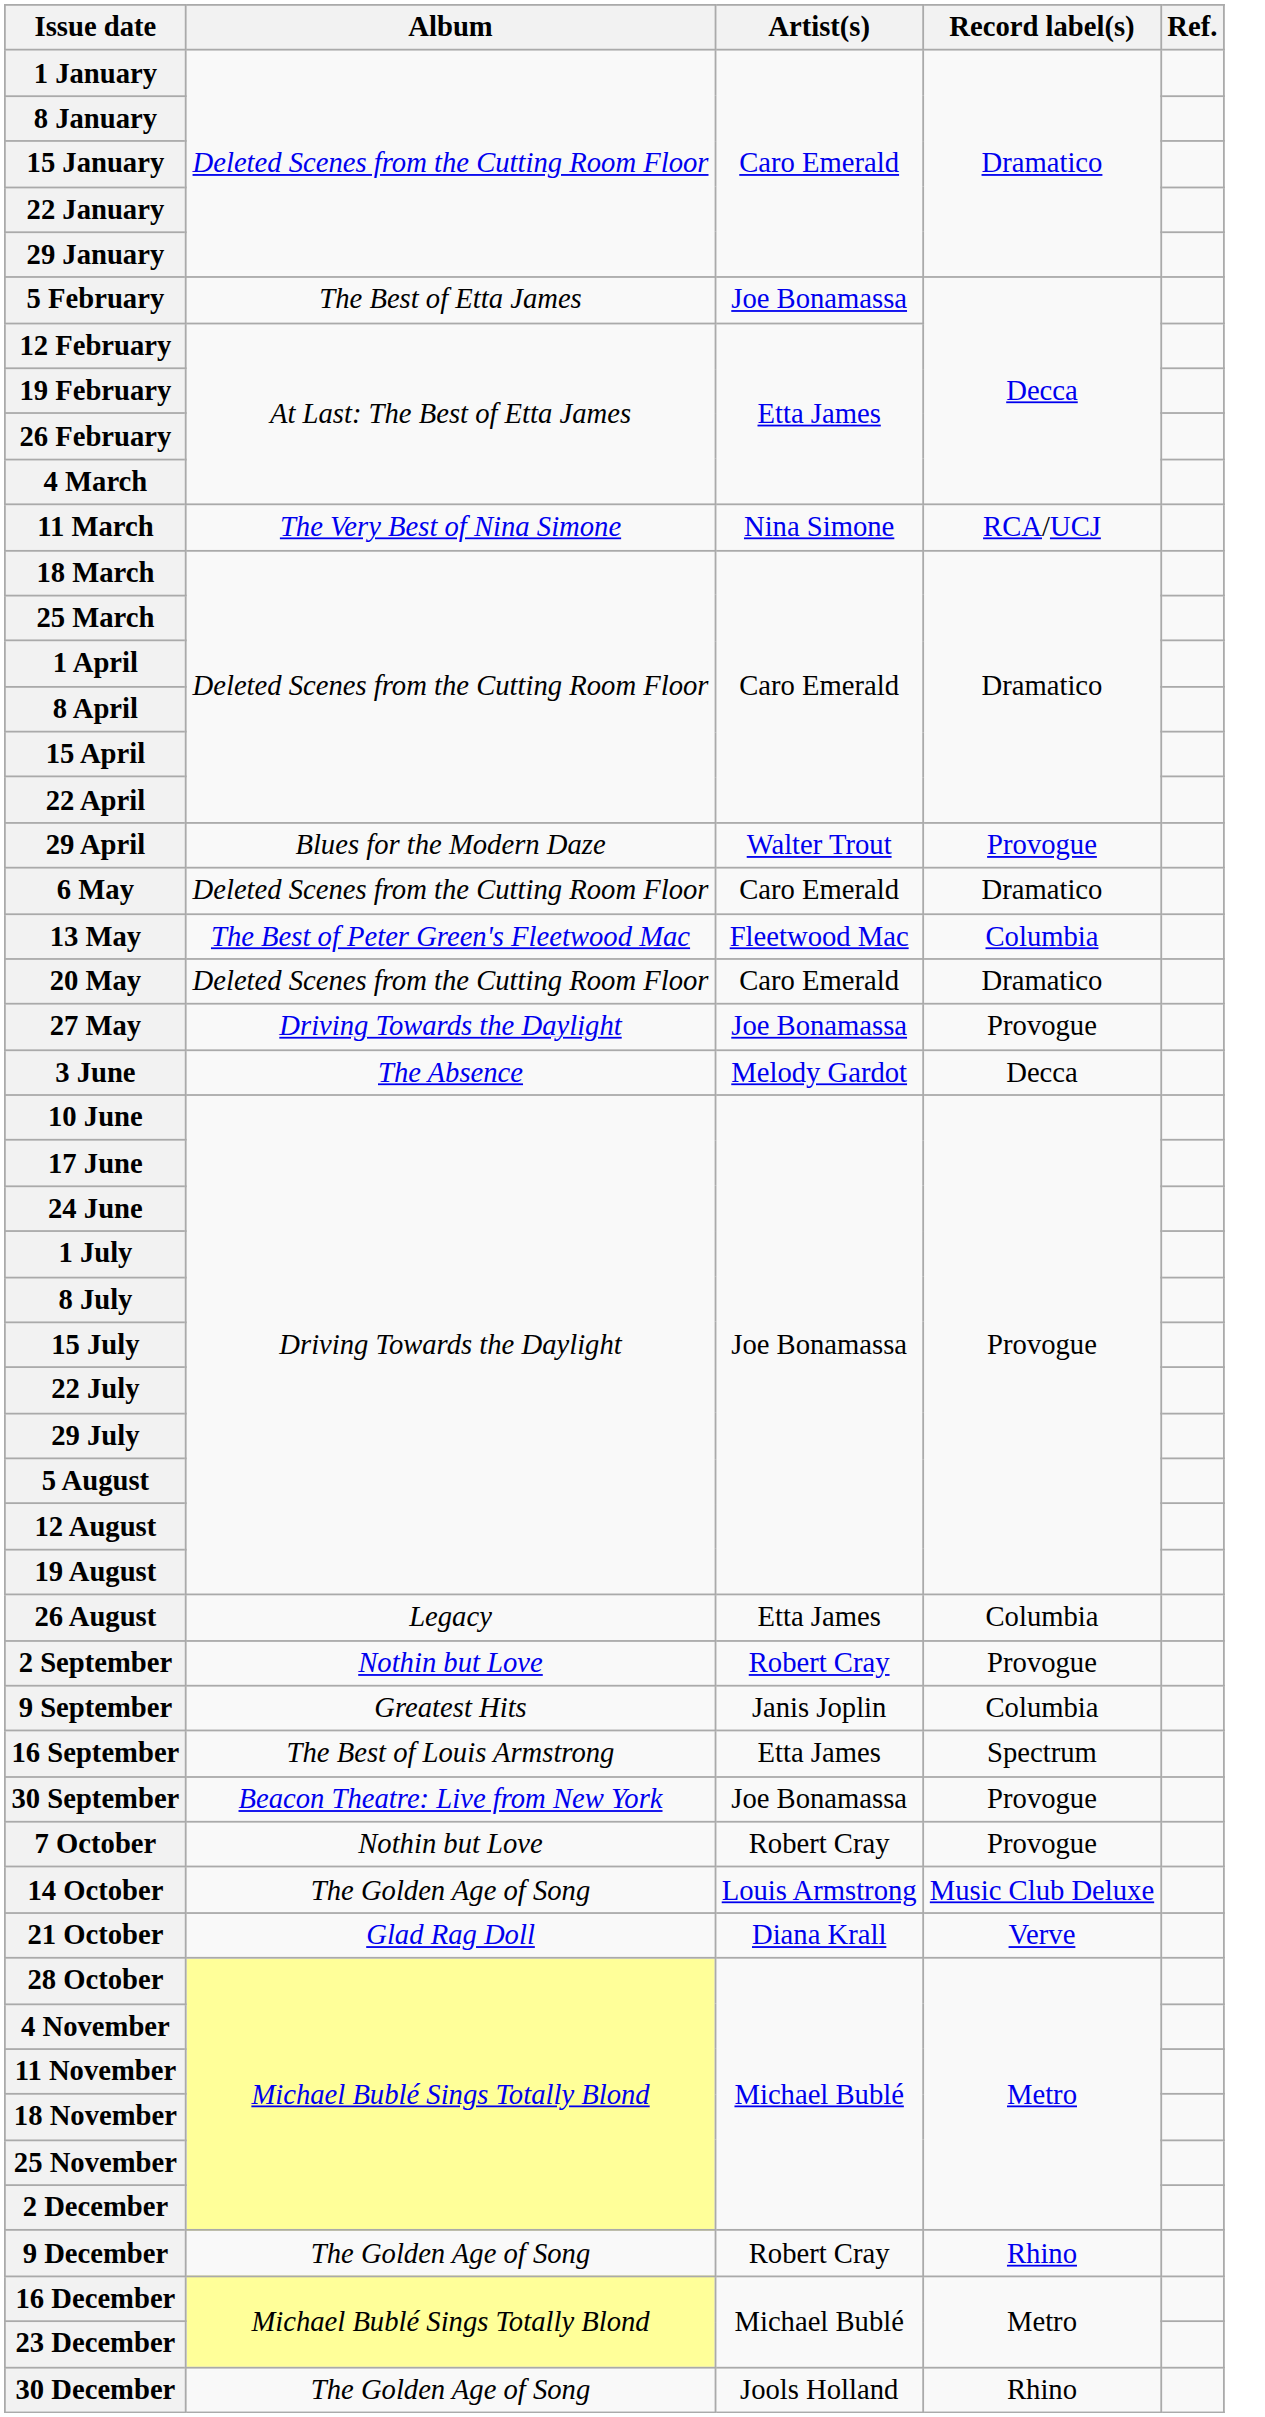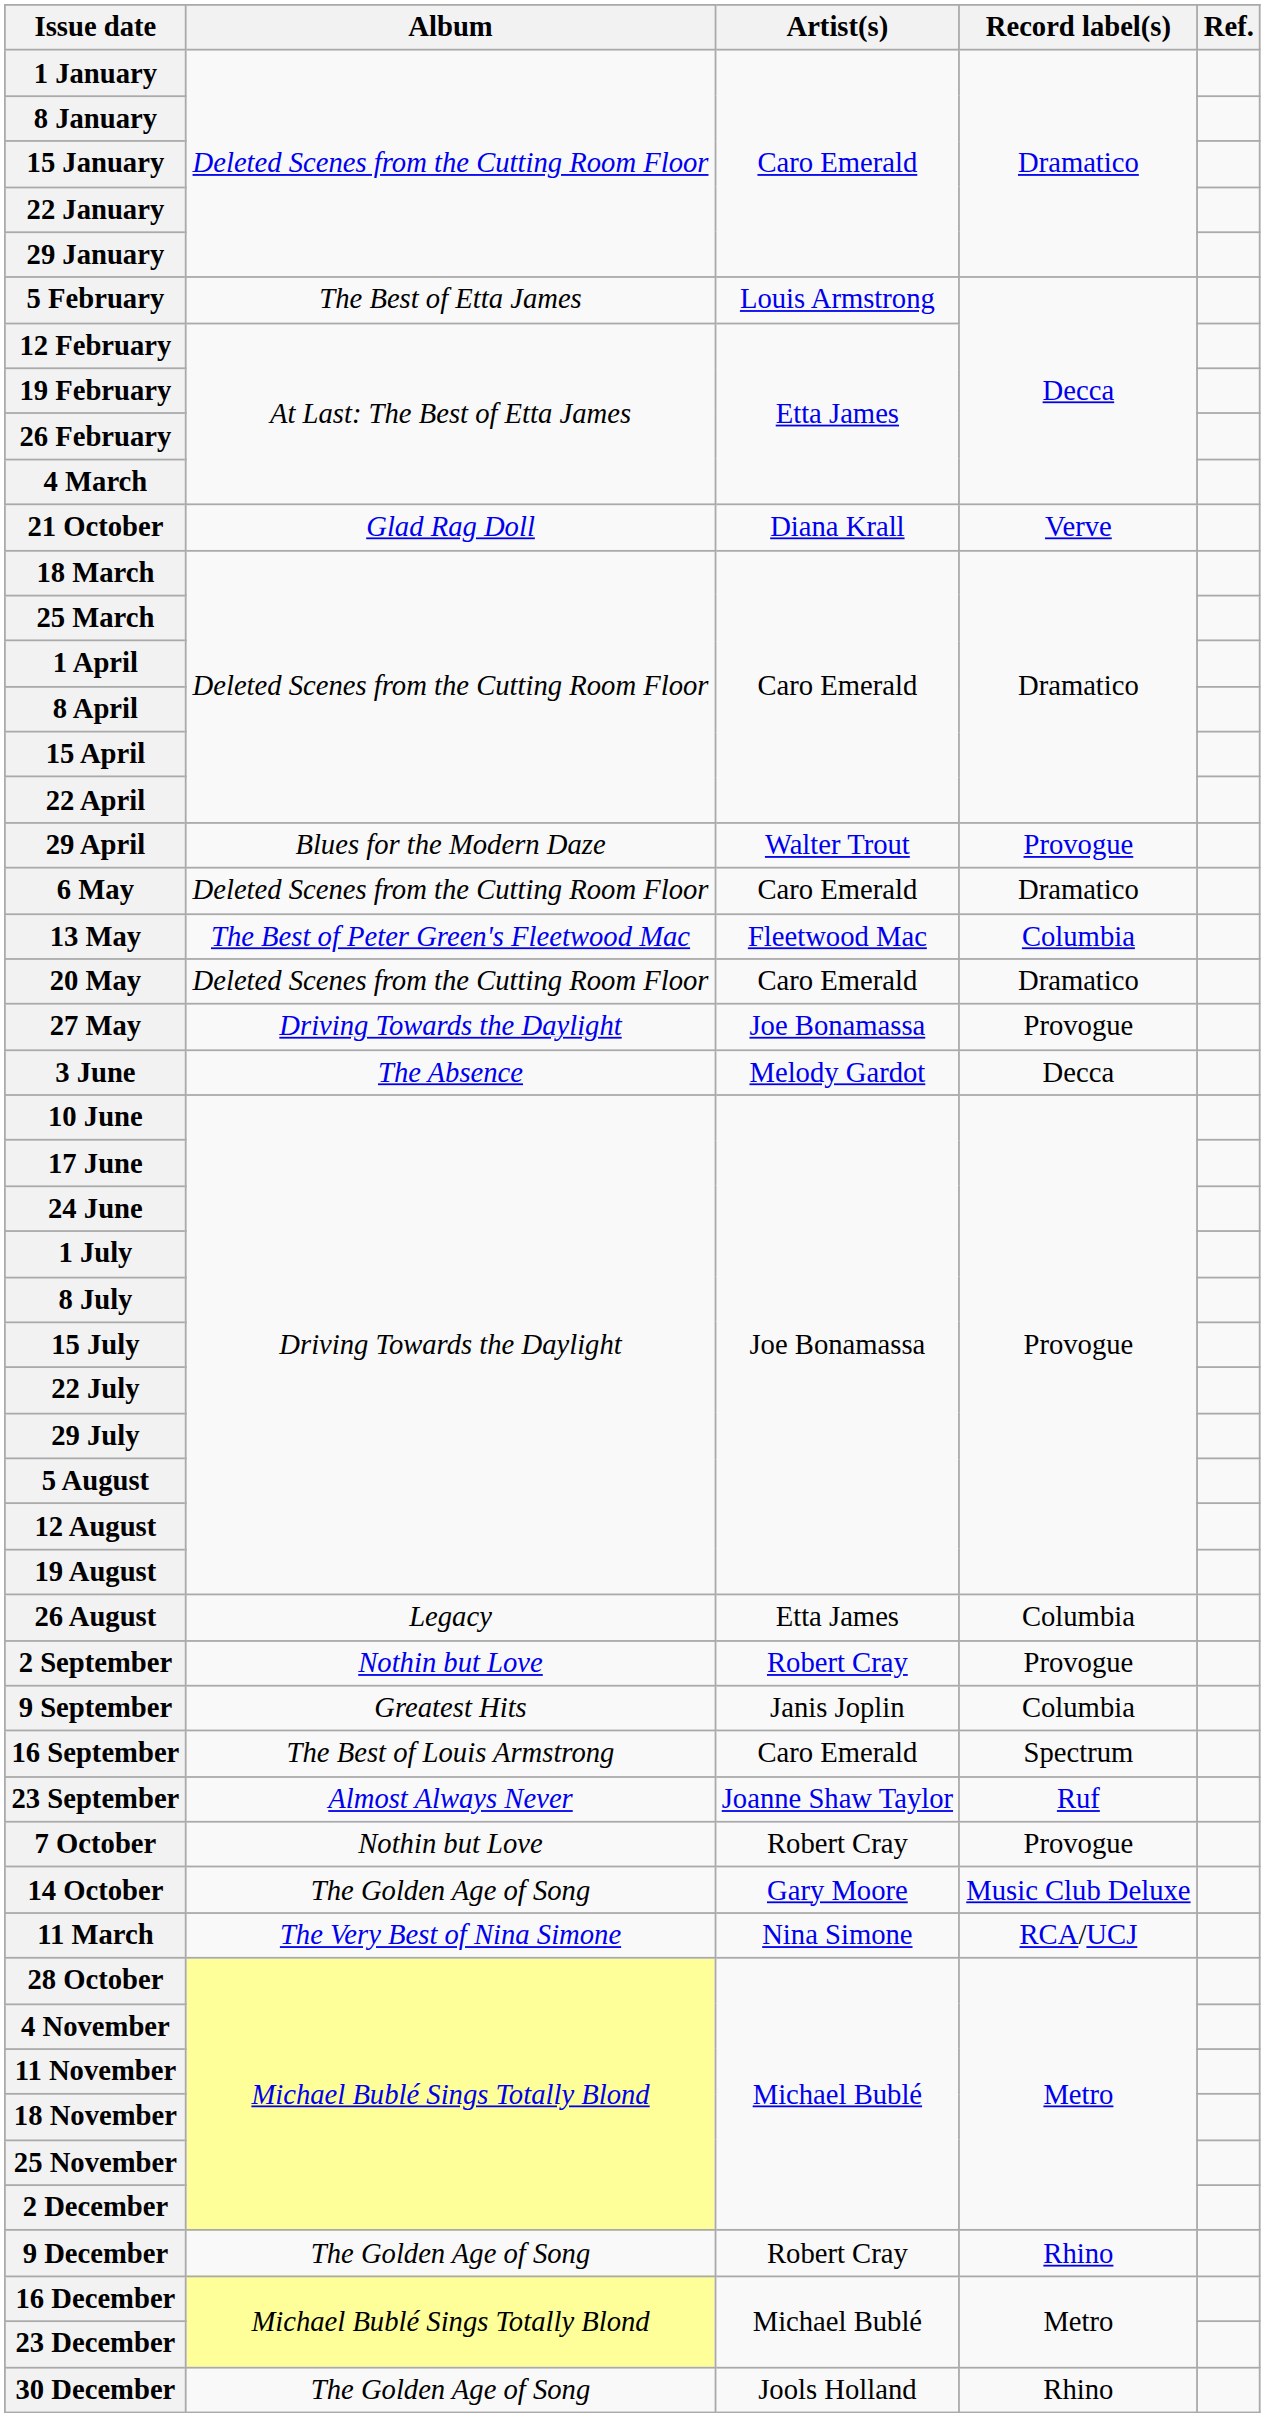(819, 299) Joe Bonamassa -> (837, 299) Louis Armstrong
rows swapped: (95, 526) <-> (95, 1934)
(819, 1753) Etta James -> (837, 1753) Caro Emerald
+ row: (95, 1798)
- row: (95, 1798)
(819, 1889) Louis Armstrong -> (837, 1889) Gary Moore
